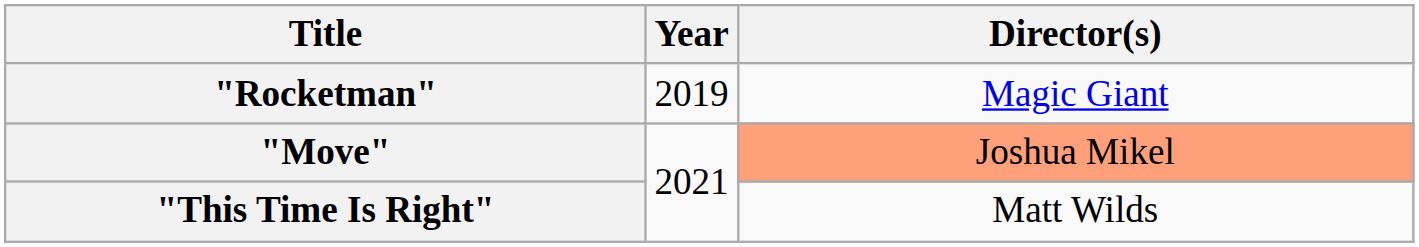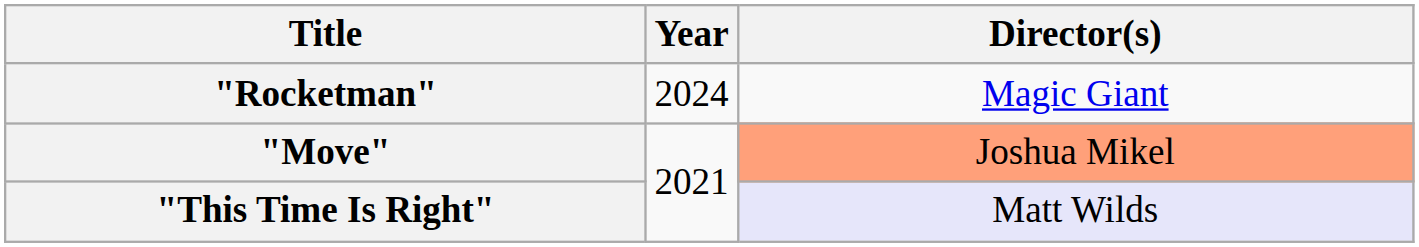(692, 92) 2019 -> (692, 92) 2024
(1075, 210) no background -> (1075, 210) lavender background
